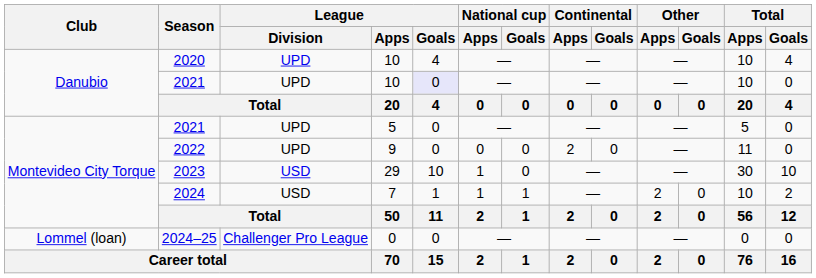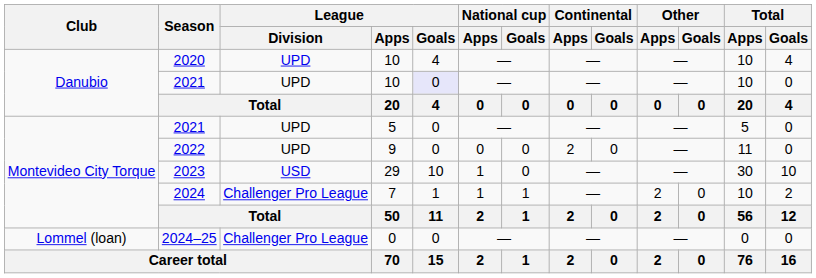(296, 194) USD -> (296, 194) Challenger Pro League
